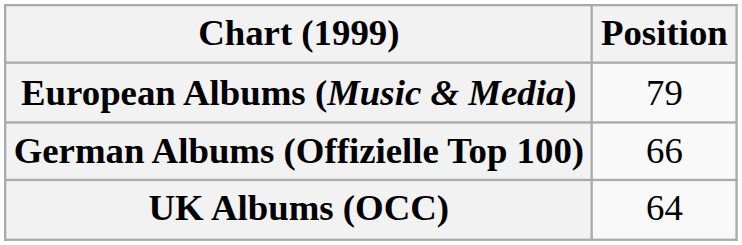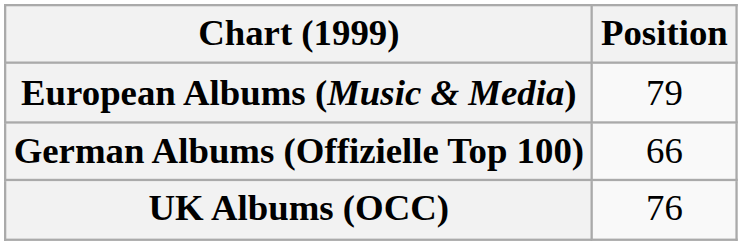(664, 208) 64 -> (664, 208) 76
